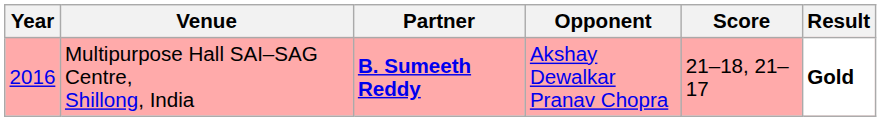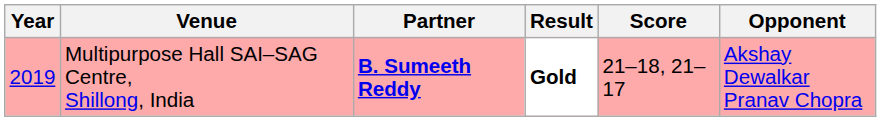columns swapped: (603, 21) <-> (839, 21)
(32, 77) 2016 -> (32, 77) 2019
